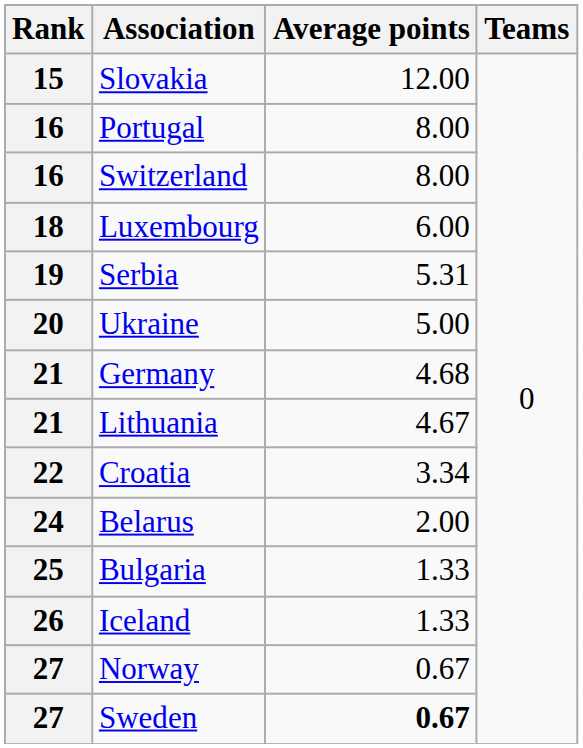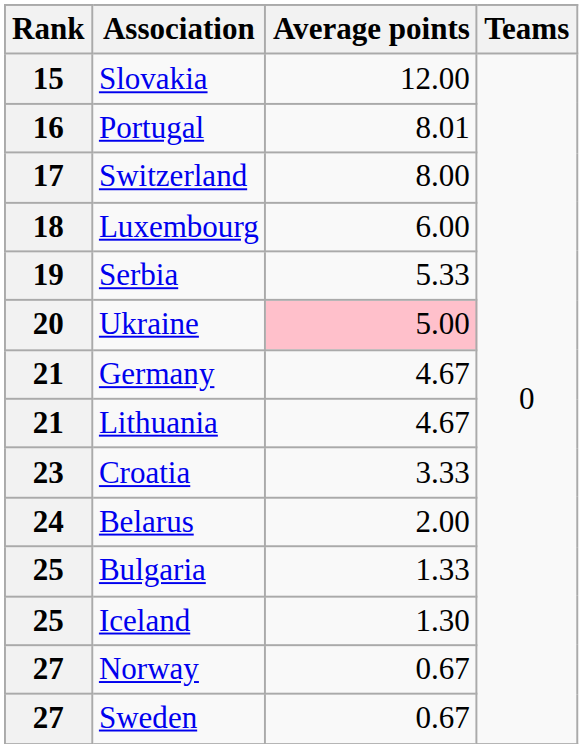(443, 127) 8.00 -> (443, 127) 8.01
(48, 176) 16 -> (48, 176) 17
(443, 275) 5.31 -> (443, 275) 5.33
(443, 324) no background -> (443, 324) pink background
(443, 373) 4.68 -> (443, 373) 4.67
(48, 472) 22 -> (48, 472) 23
(443, 472) 3.34 -> (443, 472) 3.33
(48, 619) 26 -> (48, 619) 25
(443, 619) 1.33 -> (443, 619) 1.30
(443, 718) bold -> (443, 718) normal
